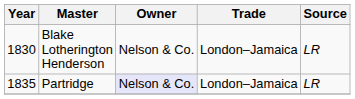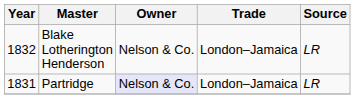(22, 49) 1830 -> (22, 49) 1832
(22, 84) 1835 -> (22, 84) 1831
